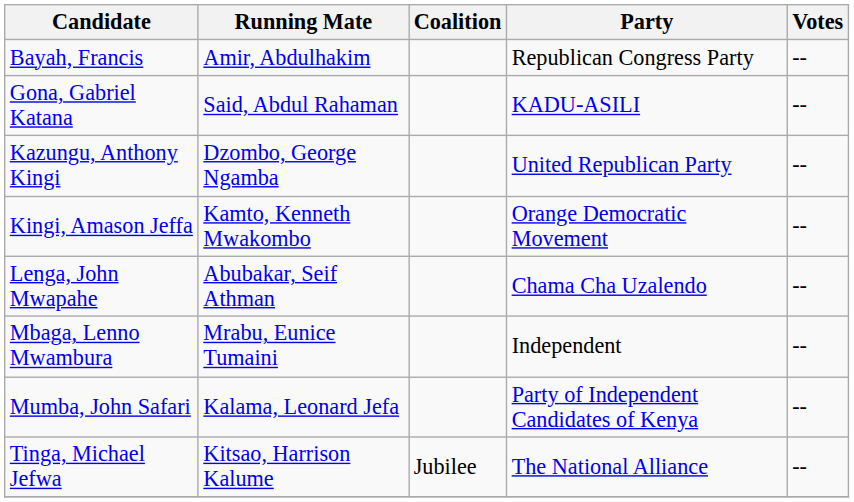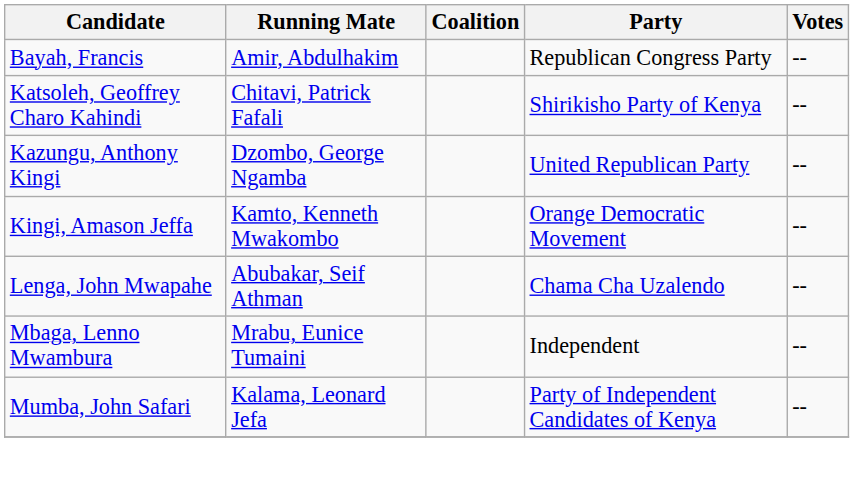- row: (73, 105)
+ row: (95, 105)
- row: (77, 466)
